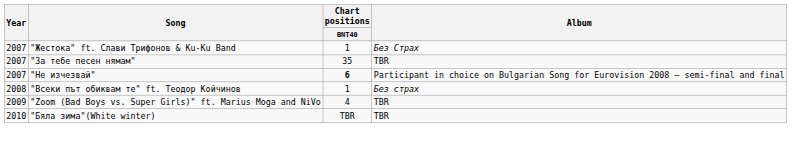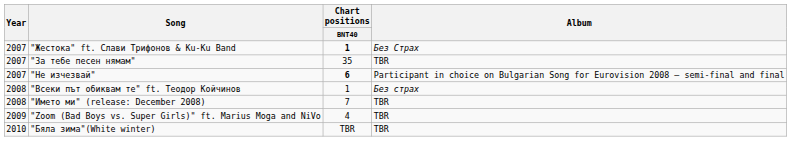(347, 48) normal -> (347, 48) bold
+ row: (118, 102)
